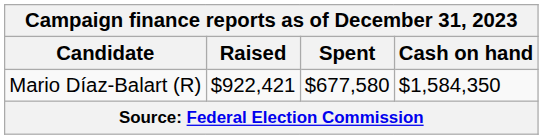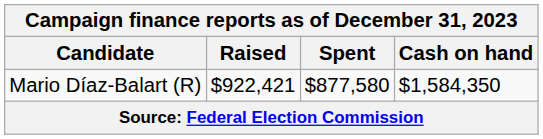(347, 85) $677,580 -> (347, 85) $877,580
